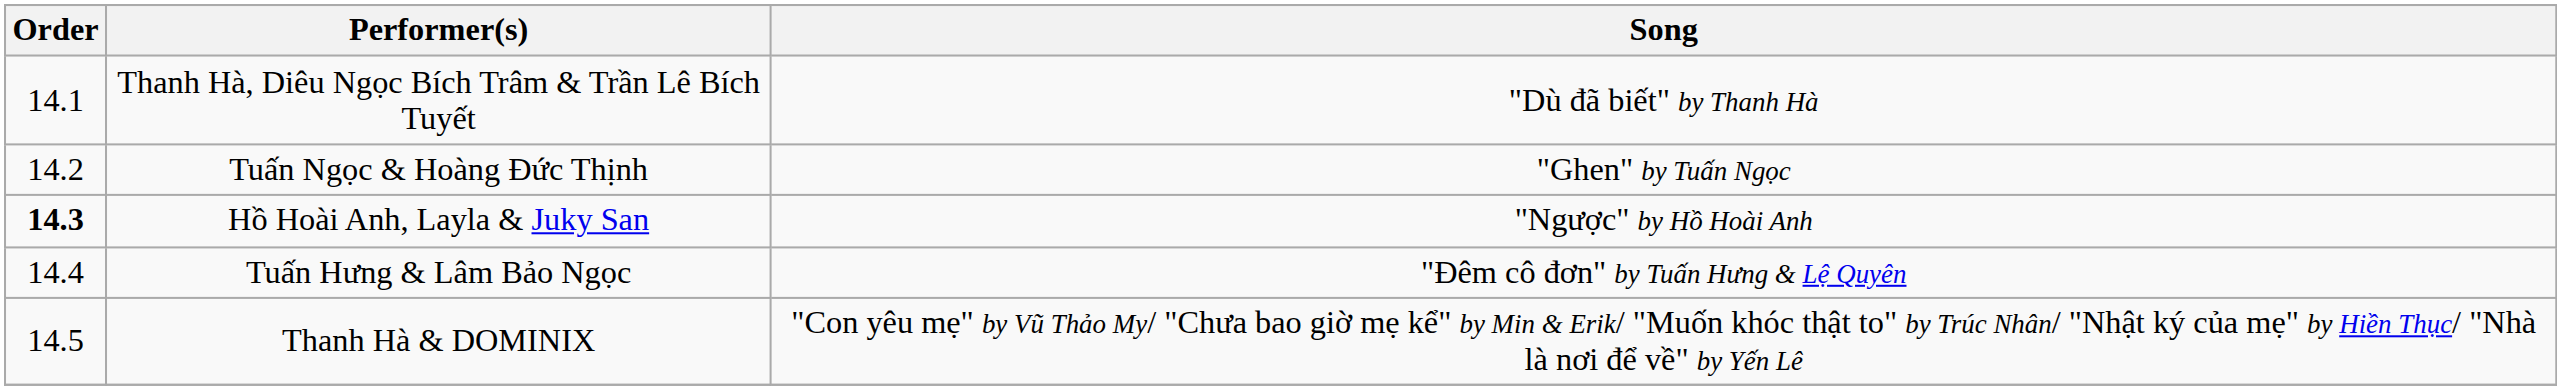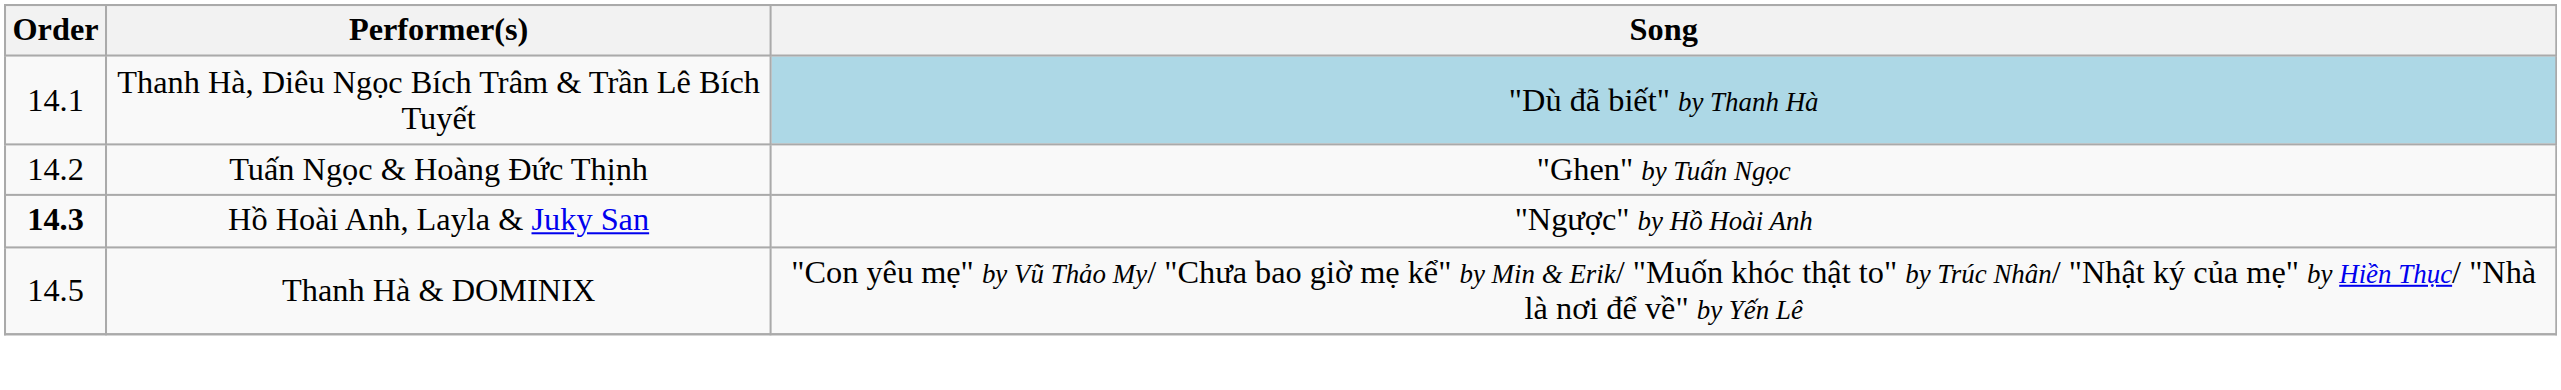(1664, 99) no background -> (1664, 99) lightblue background
- row: (439, 271)
